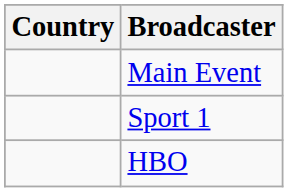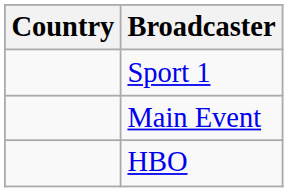rows swapped: (194, 72) <-> (169, 117)
